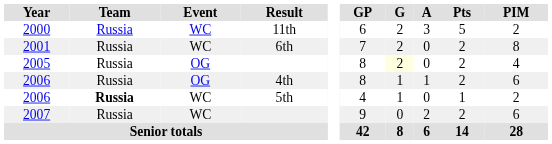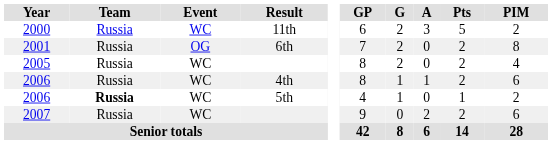(200, 46) WC -> (200, 46) OG
(200, 63) OG -> (200, 63) WC
(400, 63) lightyellow background -> (400, 63) no background
(200, 80) OG -> (200, 80) WC
